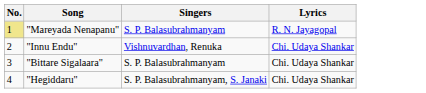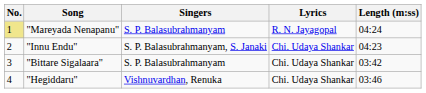+ column: (389, 13)
(173, 46) Vishnuvardhan, Renuka -> (195, 46) S. P. Balasubrahmanyam, S. Janaki
(195, 80) S. P. Balasubrahmanyam, S. Janaki -> (173, 80) Vishnuvardhan, Renuka
